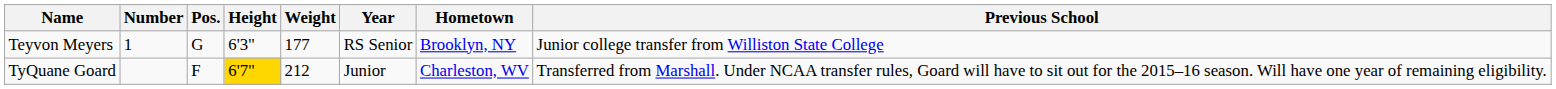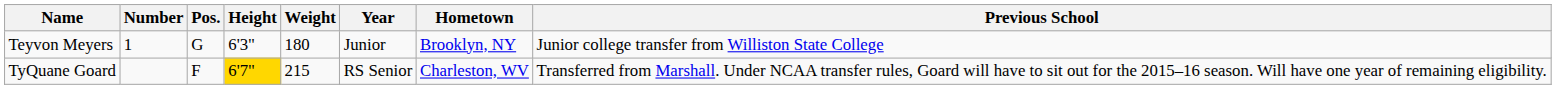(297, 44) 177 -> (297, 44) 180
(378, 44) RS Senior -> (365, 44) Junior
(297, 71) 212 -> (297, 71) 215
(365, 71) Junior -> (378, 71) RS Senior
